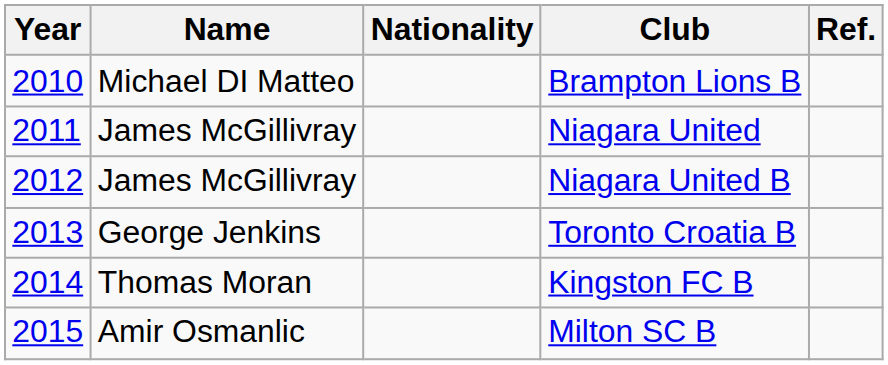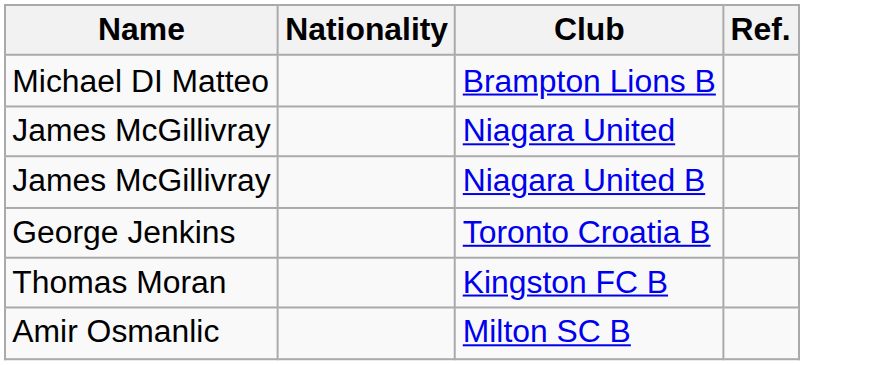- column: (48, 29)
